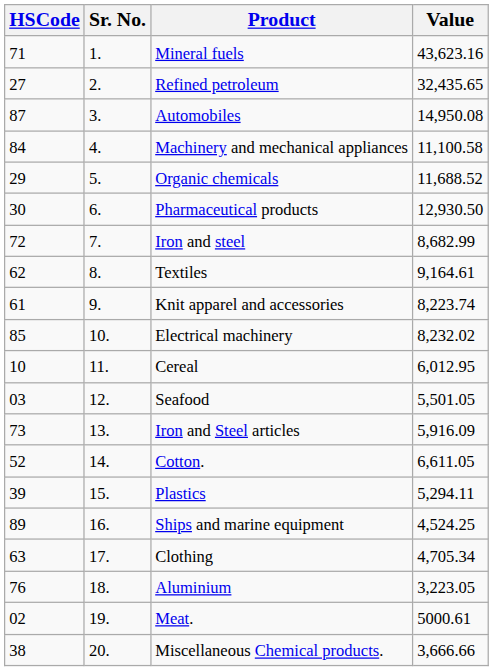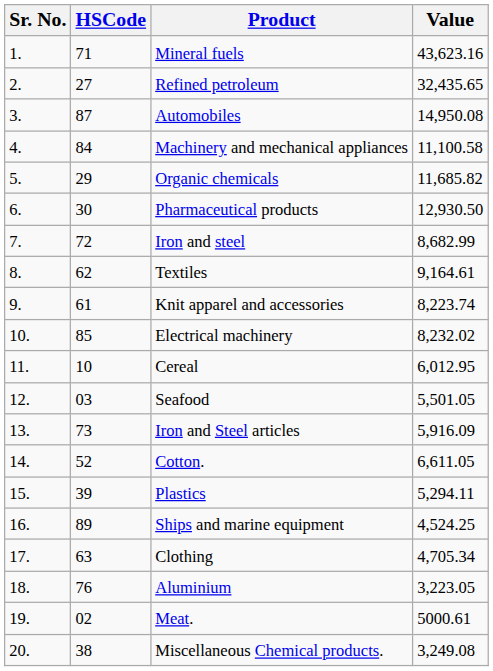columns swapped: (117, 20) <-> (44, 20)
(450, 178) 11,688.52 -> (450, 178) 11,685.82
(446, 650) 3,666.66 -> (446, 650) 3,249.08
